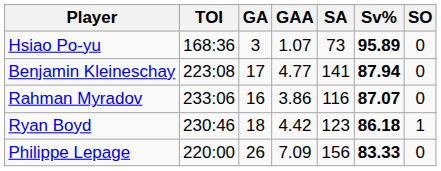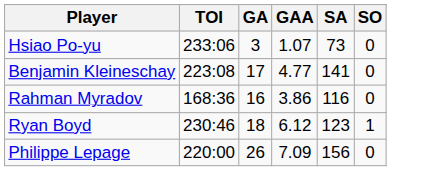- column: (379, 17)
(209, 44) 168:36 -> (209, 44) 233:06
(209, 98) 233:06 -> (209, 98) 168:36
(295, 125) 4.42 -> (295, 125) 6.12
